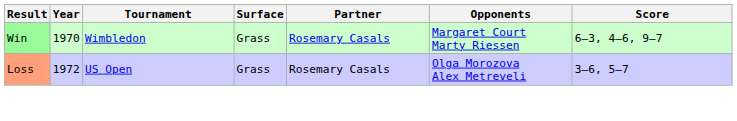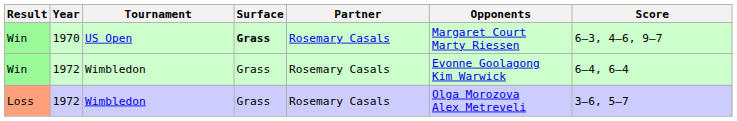(115, 38) Wimbledon -> (109, 38) US Open
(253, 38) normal -> (253, 38) bold
+ row: (17, 69)
(109, 69) US Open -> (115, 100) Wimbledon
